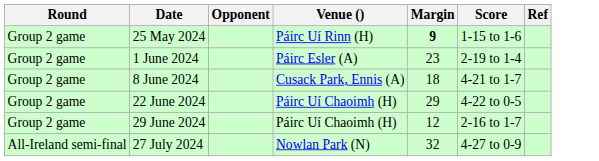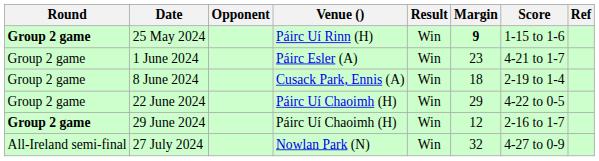+ column: (429, 15)
(46, 36) normal -> (49, 36) bold
(491, 58) 2-19 to 1-4 -> (534, 58) 4-21 to 1-7
(491, 79) 4-21 to 1-7 -> (534, 79) 2-19 to 1-4
(46, 123) normal -> (49, 123) bold
